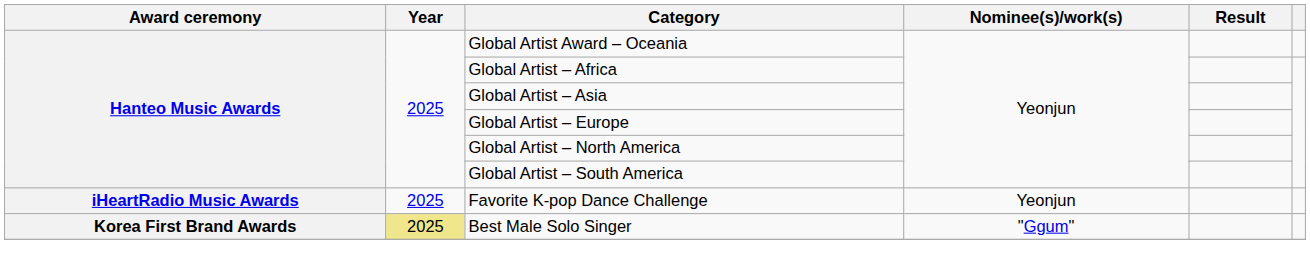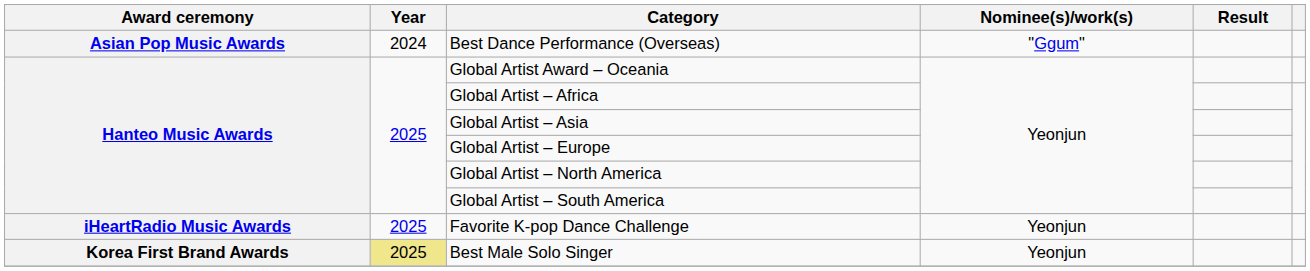+ row: (585, 43)
(1046, 226) "Ggum" -> (1057, 252) Yeonjun
